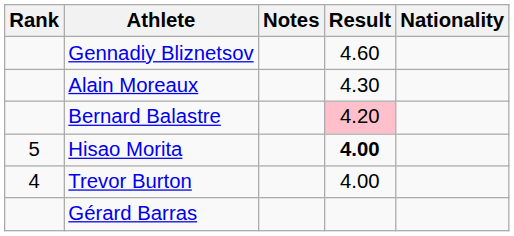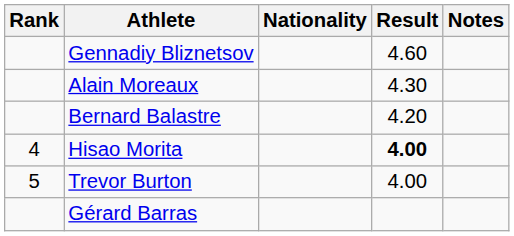columns swapped: (452, 20) <-> (291, 20)
(360, 117) pink background -> (407, 117) no background
(34, 149) 5 -> (34, 149) 4
(34, 181) 4 -> (34, 181) 5
